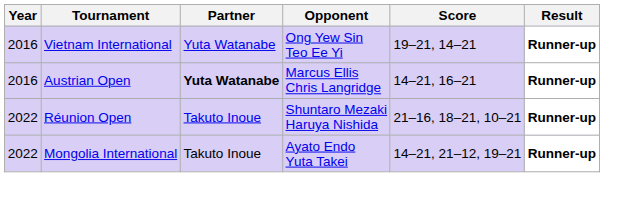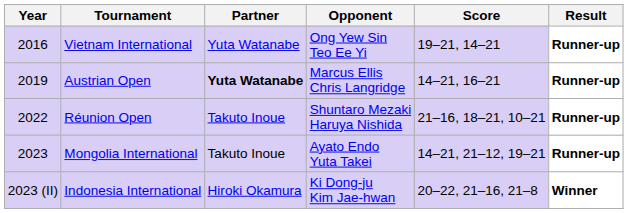(23, 81) 2016 -> (33, 81) 2019
(23, 154) 2022 -> (33, 154) 2023
+ row: (133, 190)
